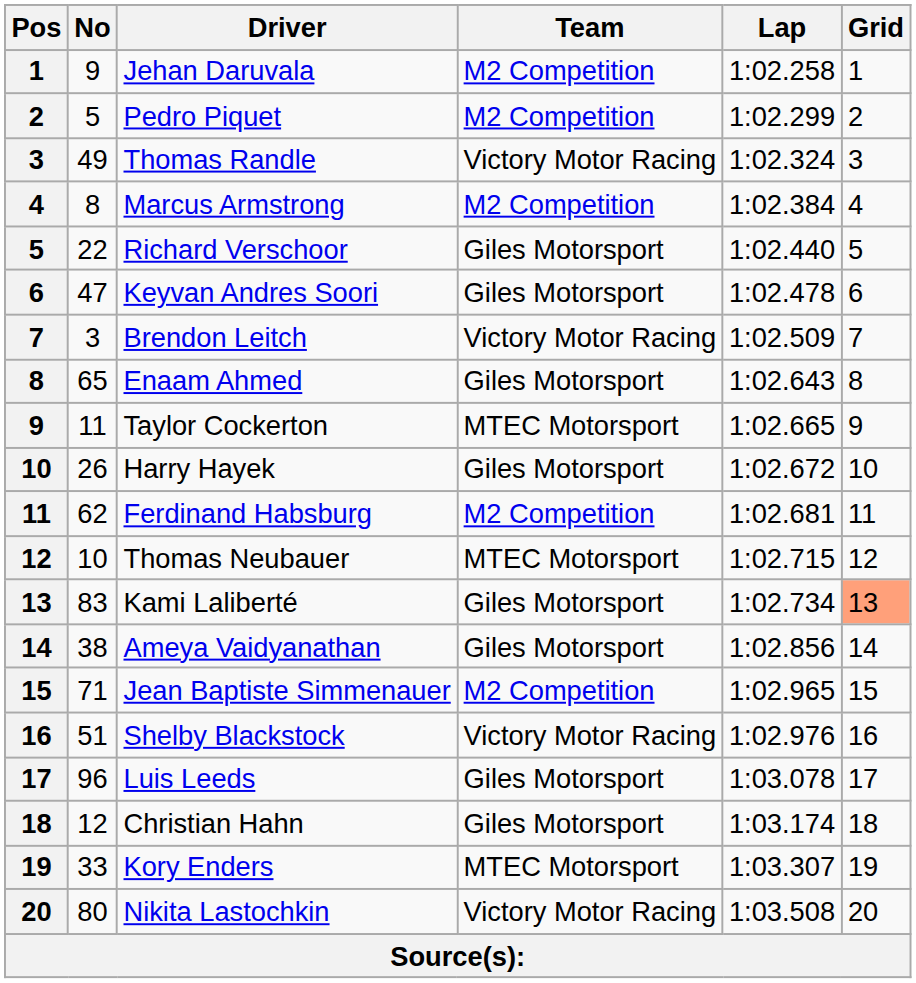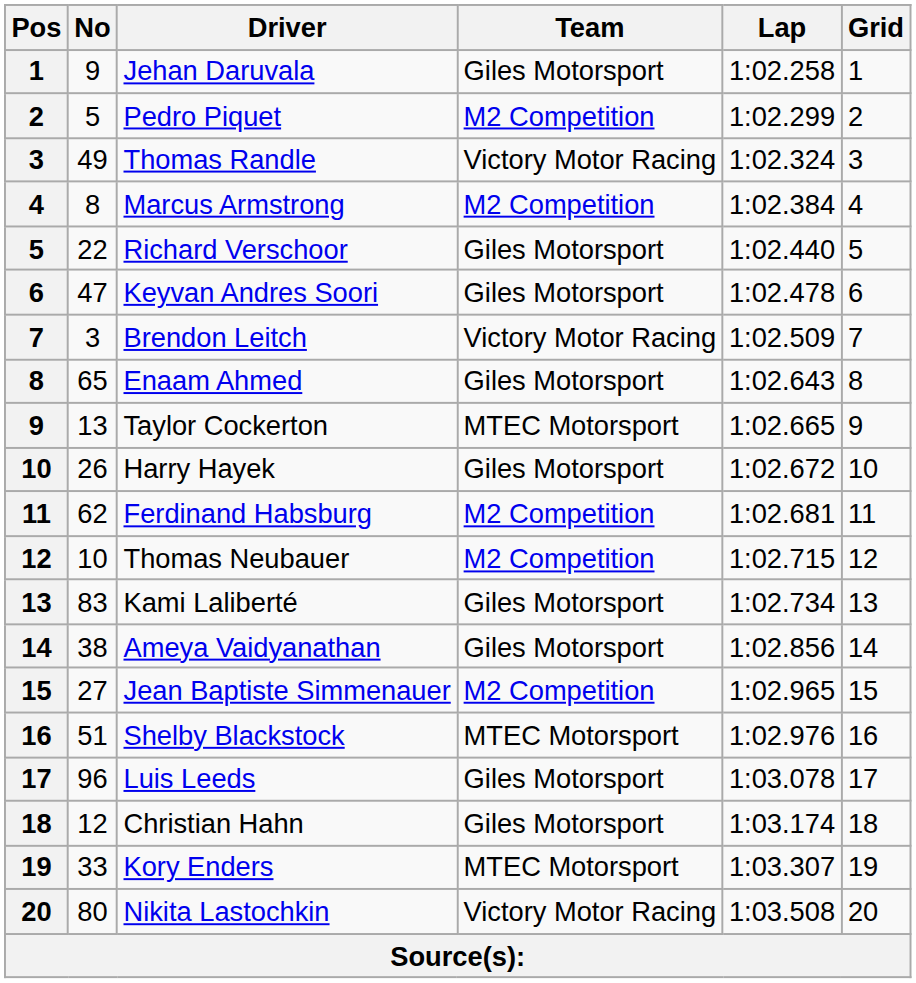(559, 71) M2 Competition -> (564, 71) Giles Motorsport
(92, 425) 11 -> (92, 425) 13
(571, 558) MTEC Motorsport -> (559, 558) M2 Competition
(863, 602) lightsalmon background -> (863, 602) no background
(92, 690) 71 -> (92, 690) 27
(590, 735) Victory Motor Racing -> (571, 735) MTEC Motorsport
